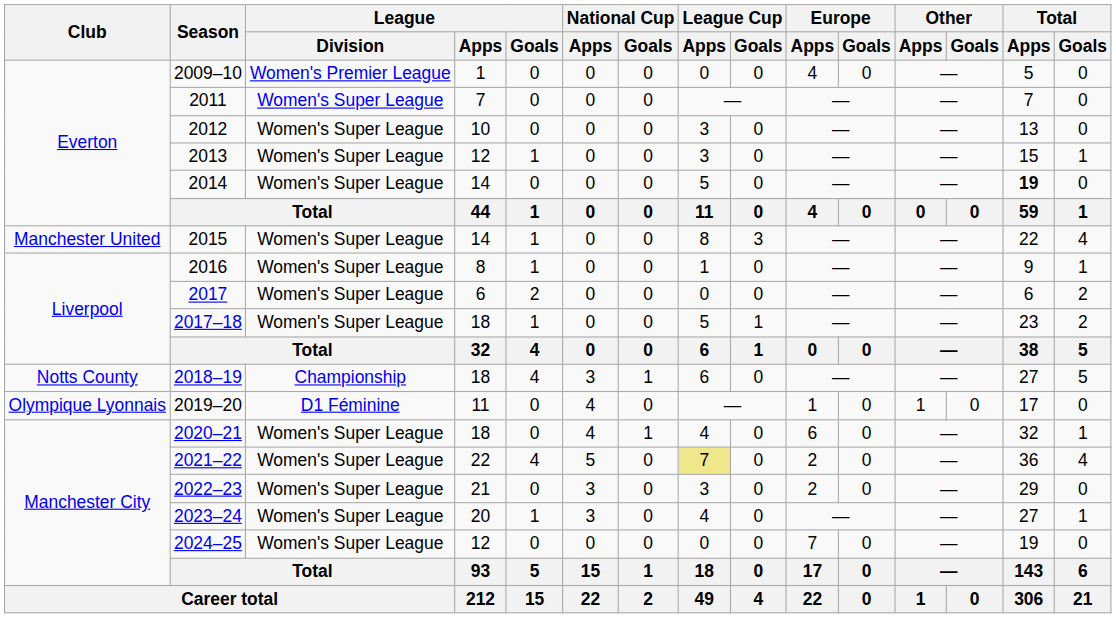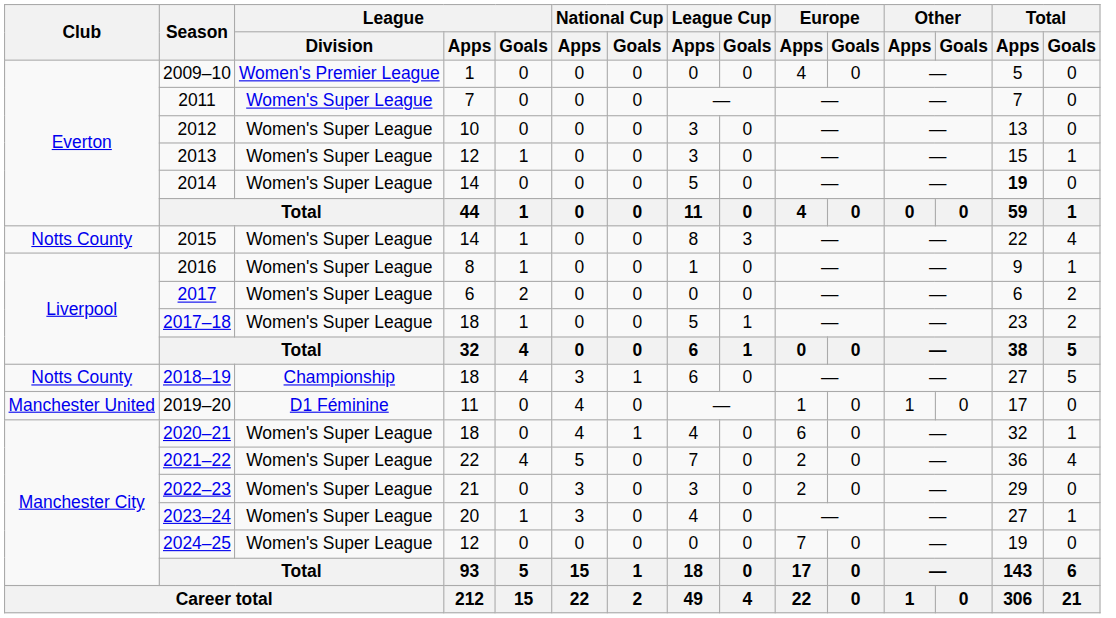(87, 239) Manchester United -> (82, 239) Notts County
(87, 405) Olympique Lyonnais -> (82, 405) Manchester United
(704, 460) khaki background -> (693, 460) no background
